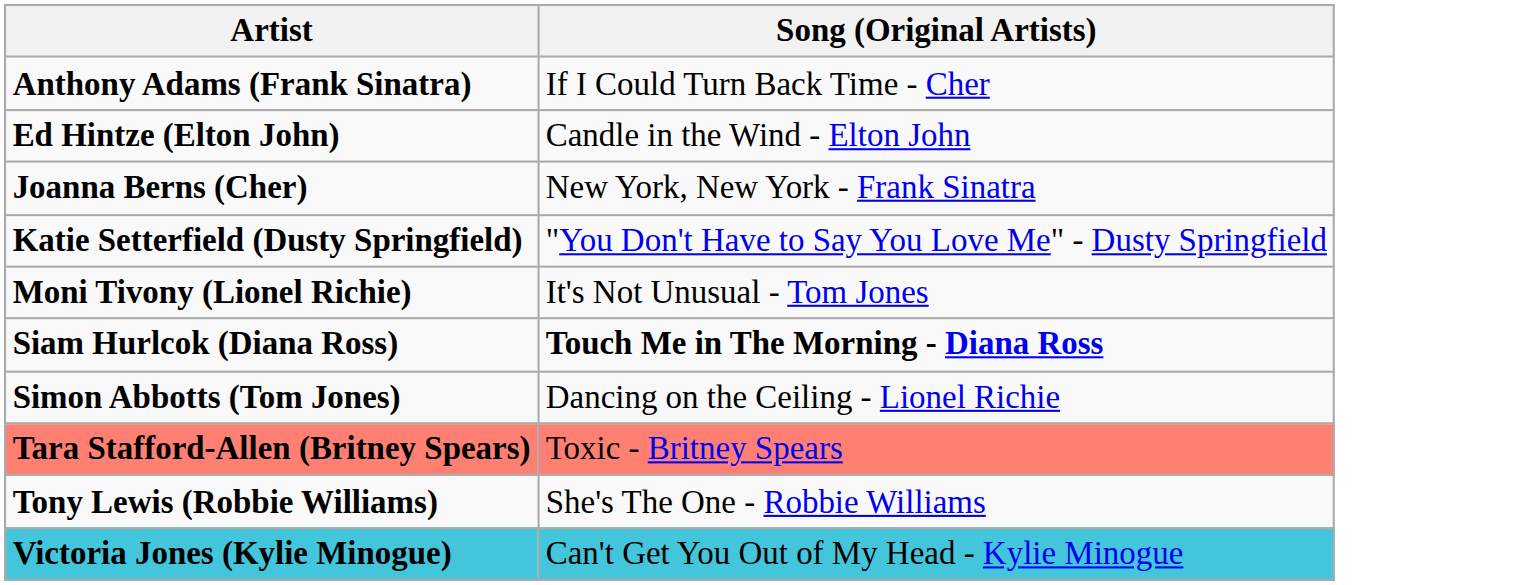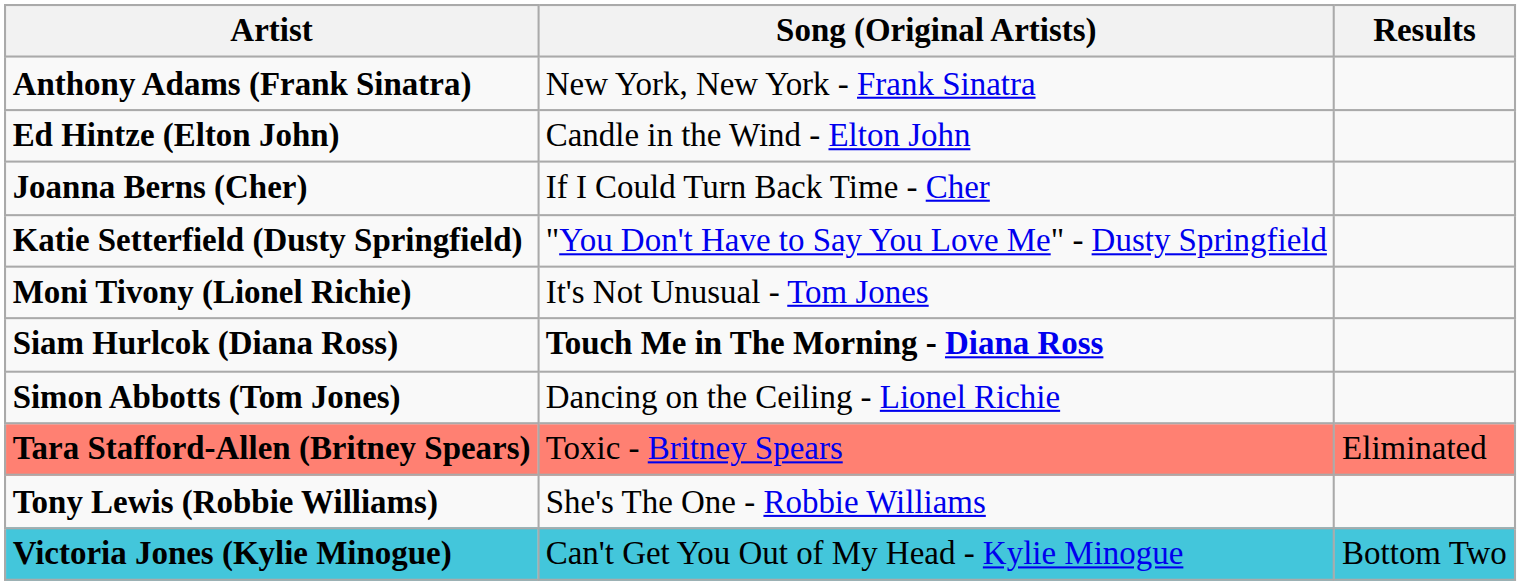+ column: (1424, 30)
(768, 82) If I Could Turn Back Time - Cher -> (791, 82) New York, New York - Frank Sinatra
(791, 187) New York, New York - Frank Sinatra -> (768, 187) If I Could Turn Back Time - Cher
